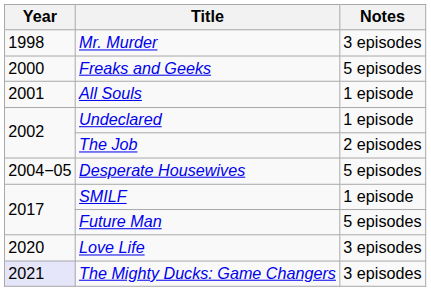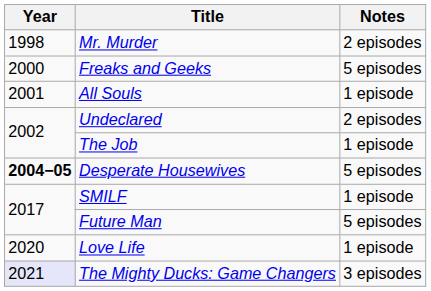(382, 42) 3 episodes -> (382, 42) 2 episodes
(378, 119) 1 episode -> (382, 119) 2 episodes
(382, 145) 2 episodes -> (378, 145) 1 episode
(40, 171) normal -> (40, 171) bold
(382, 247) 3 episodes -> (378, 247) 1 episode
